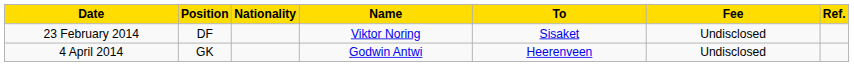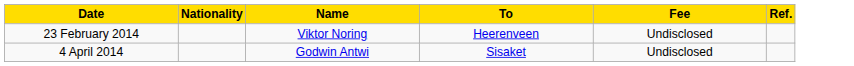- column: (205, 14)
(559, 33) Sisaket -> (506, 33) Heerenveen
(559, 53) Heerenveen -> (506, 53) Sisaket
